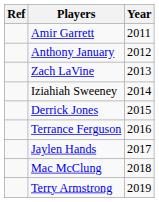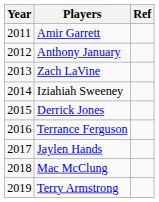columns swapped: (139, 14) <-> (16, 14)
